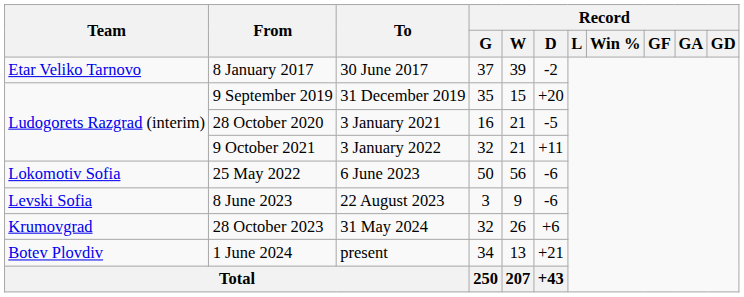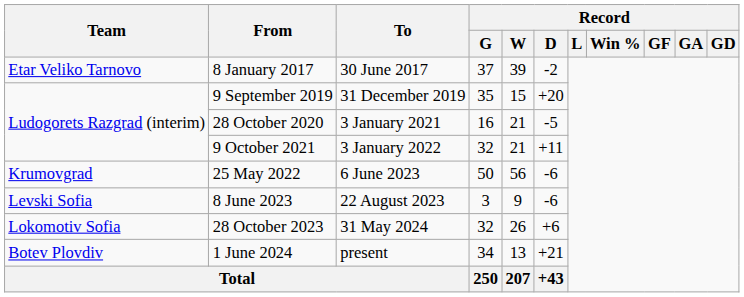(64, 174) Lokomotiv Sofia -> (50, 174) Krumovgrad
(50, 226) Krumovgrad -> (64, 226) Lokomotiv Sofia
